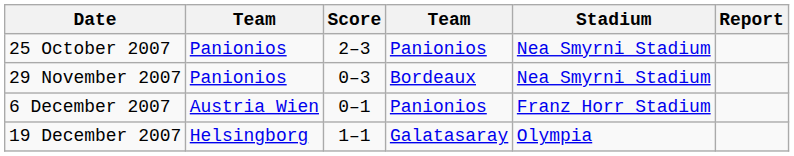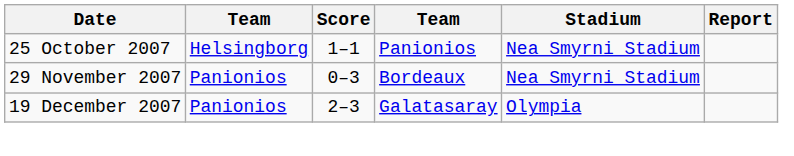(238, 49) Panionios -> (249, 49) Helsingborg
(354, 49) 2–3 -> (344, 49) 1–1
- row: (90, 107)
(249, 136) Helsingborg -> (238, 107) Panionios
(354, 136) 1–1 -> (344, 107) 2–3
